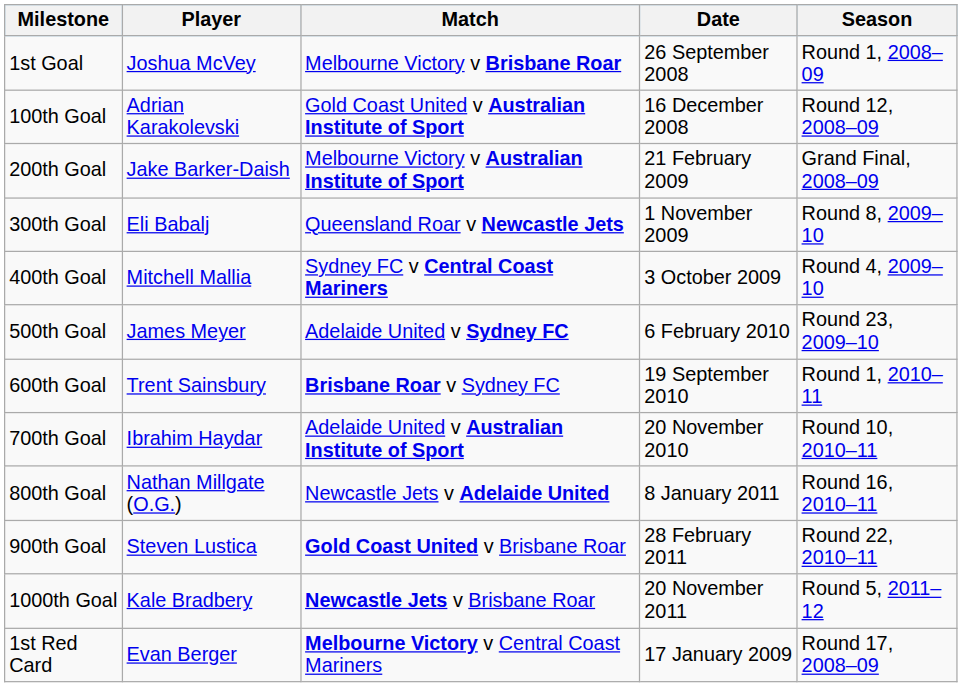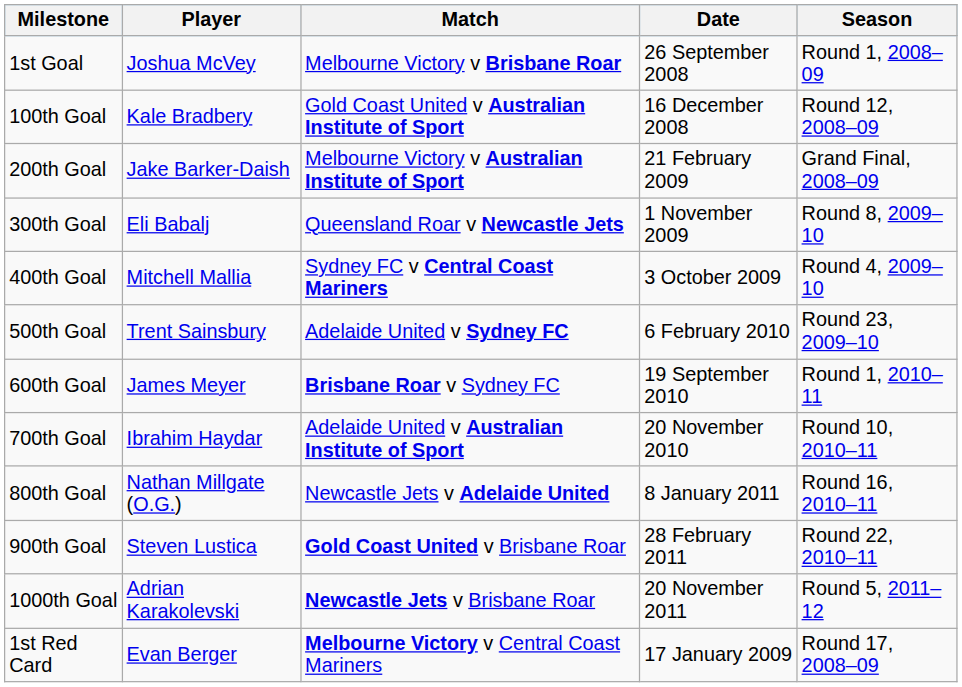(183, 116) Adrian Karakolevski -> (189, 116) Kale Bradbery
(186, 331) James Meyer -> (196, 331) Trent Sainsbury
(196, 385) Trent Sainsbury -> (186, 385) James Meyer
(189, 600) Kale Bradbery -> (183, 600) Adrian Karakolevski
